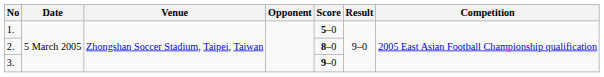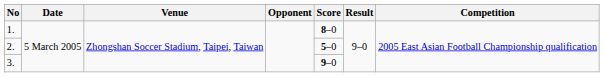(329, 29) 5–0 -> (329, 29) 8–0
(329, 46) 8–0 -> (329, 46) 5–0
